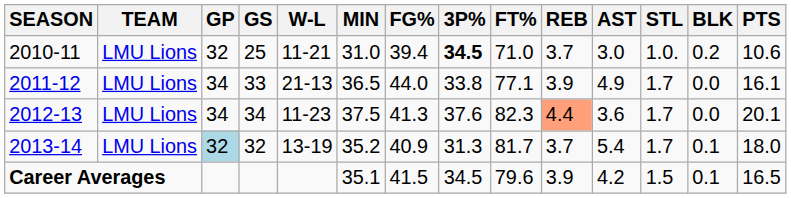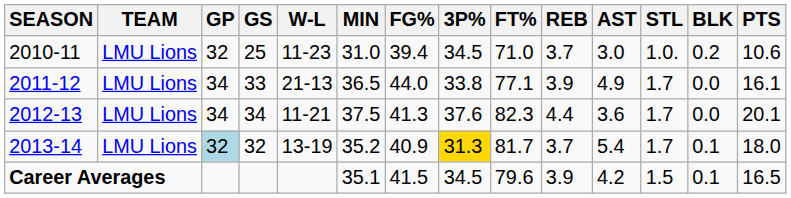(306, 51) 11-21 -> (306, 51) 11-23
(463, 51) bold -> (463, 51) normal
(306, 114) 11-23 -> (306, 114) 11-21
(560, 114) lightsalmon background -> (560, 114) no background
(463, 146) no background -> (463, 146) gold background
